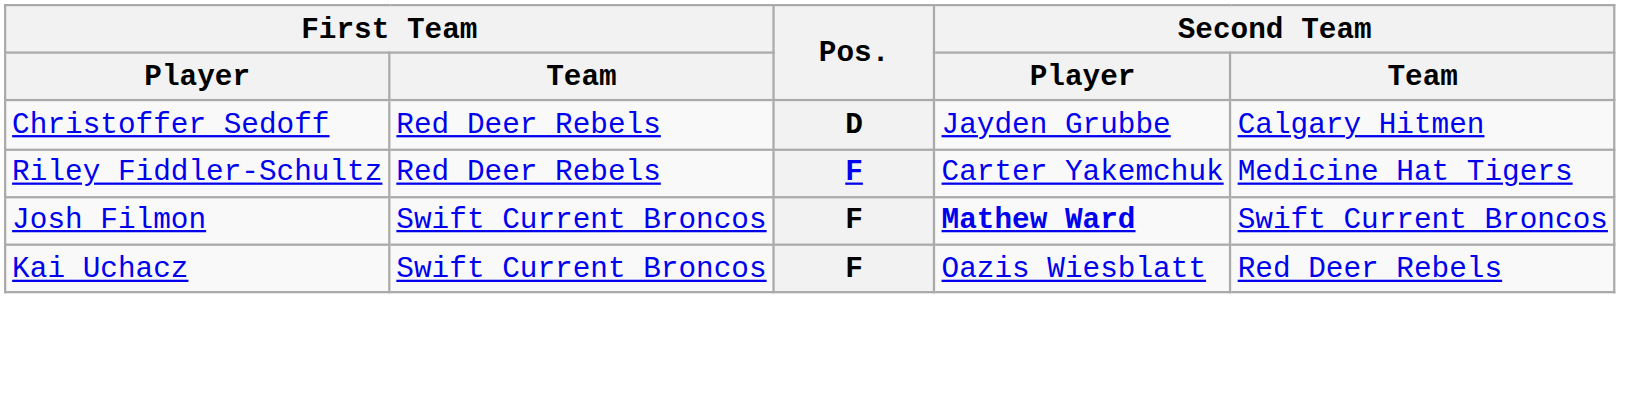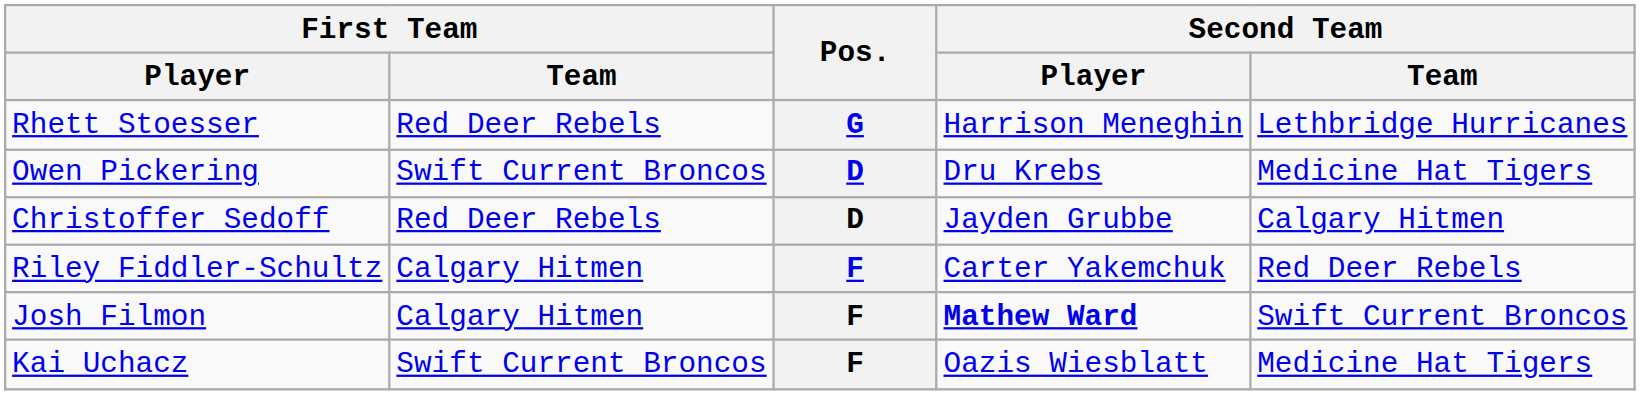+ row: (136, 125)
+ row: (136, 173)
(529, 173) Red Deer Rebels -> (520, 268) Calgary Hitmen
(1405, 173) Medicine Hat Tigers -> (1389, 268) Red Deer Rebels
(581, 221) Swift Current Broncos -> (520, 316) Calgary Hitmen
(1370, 268) Red Deer Rebels -> (1425, 364) Medicine Hat Tigers
